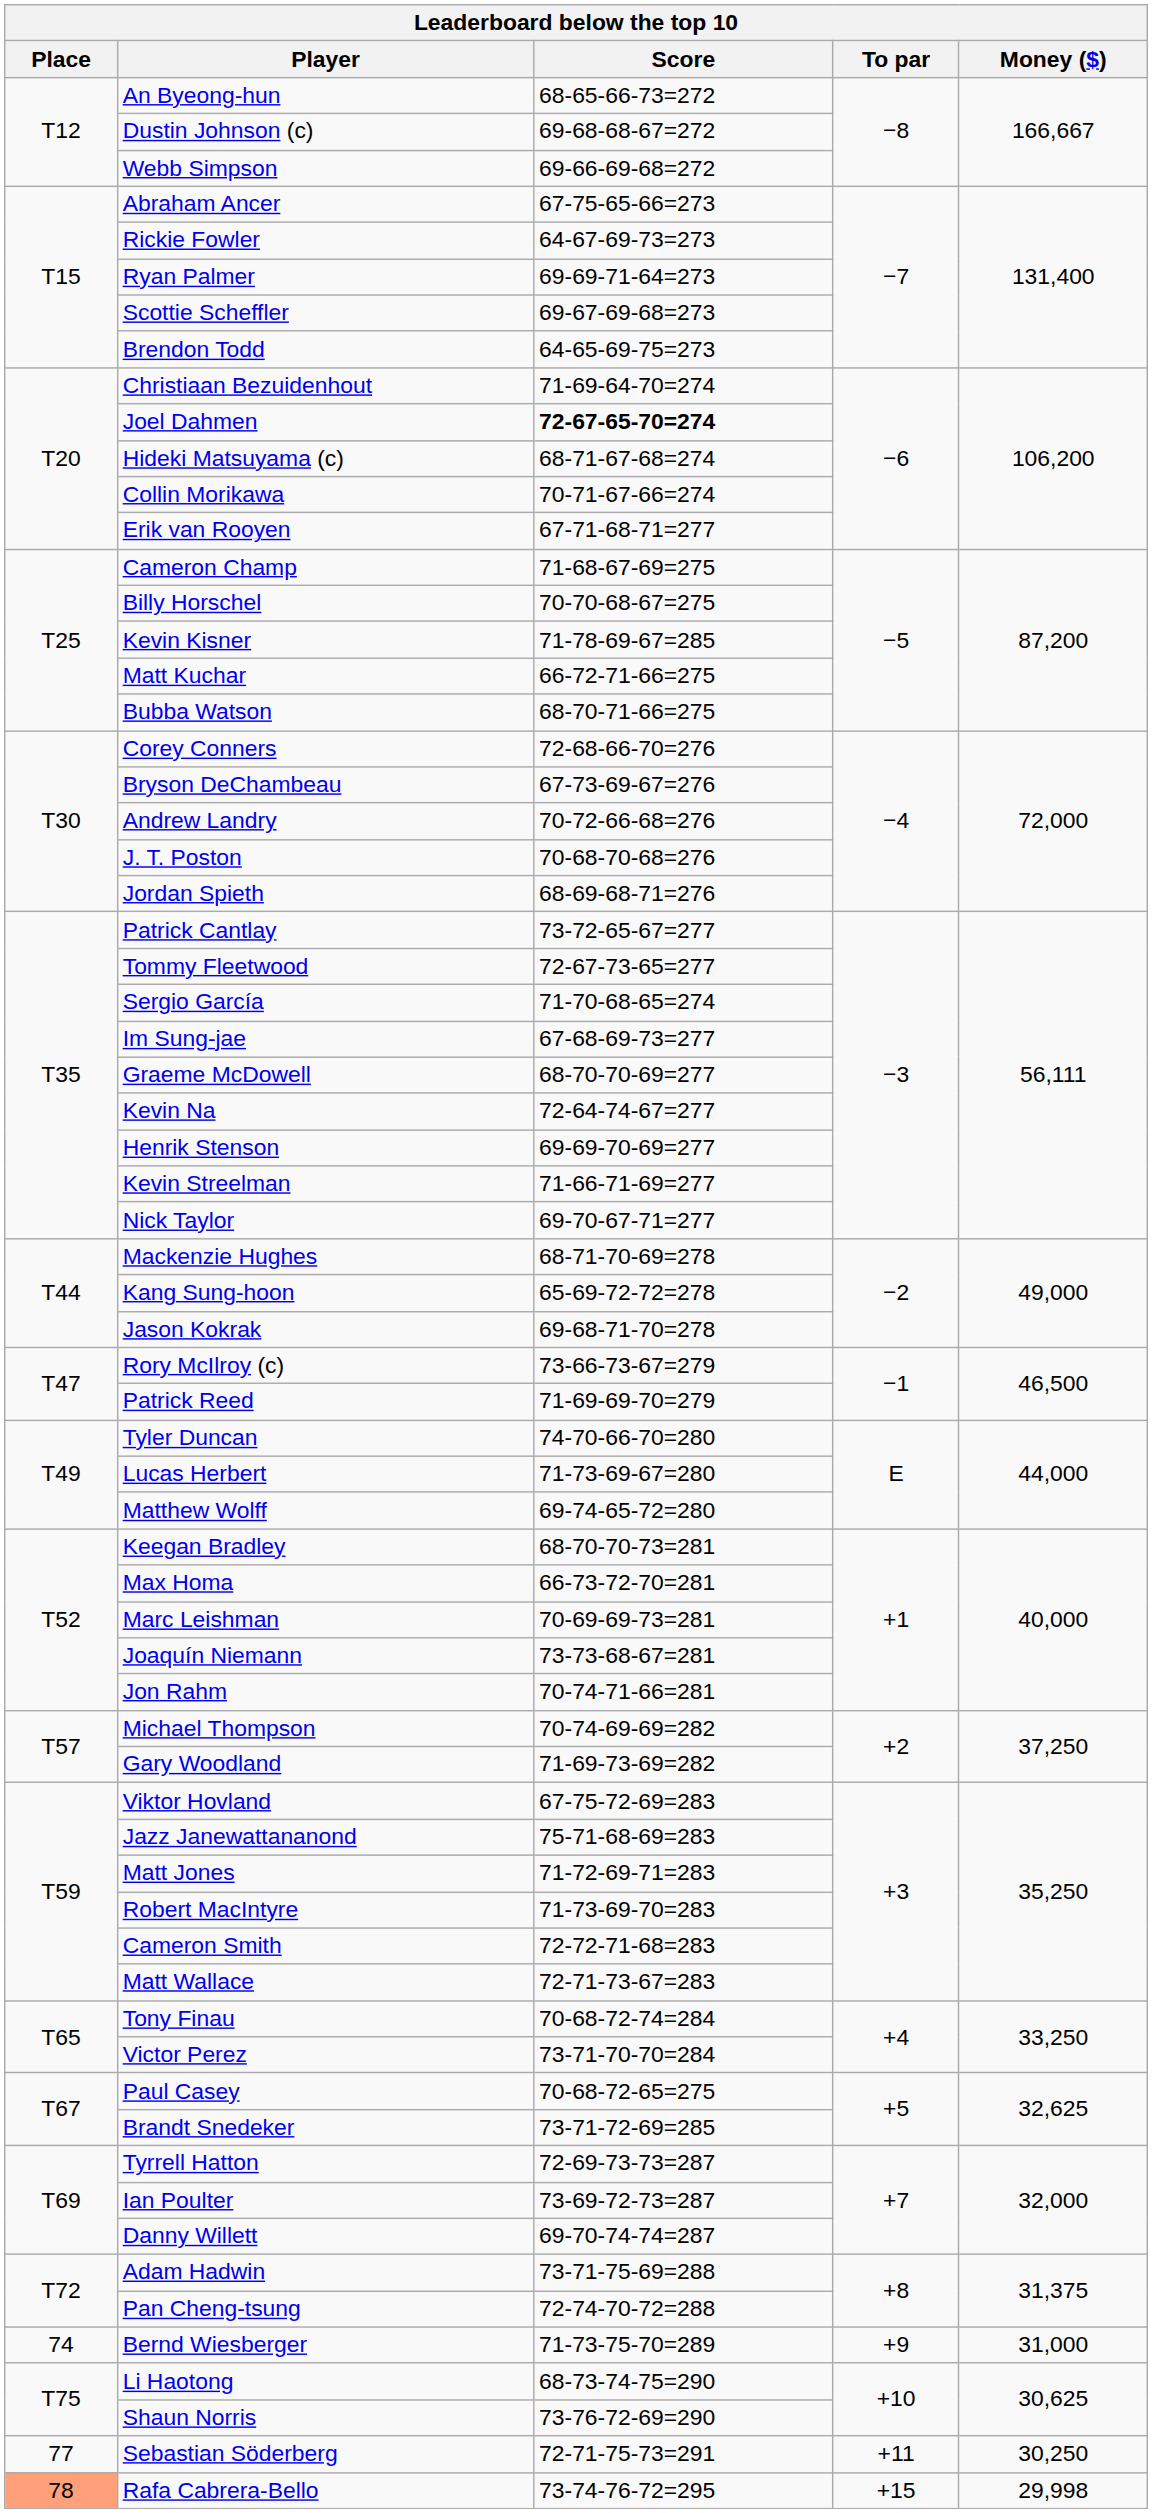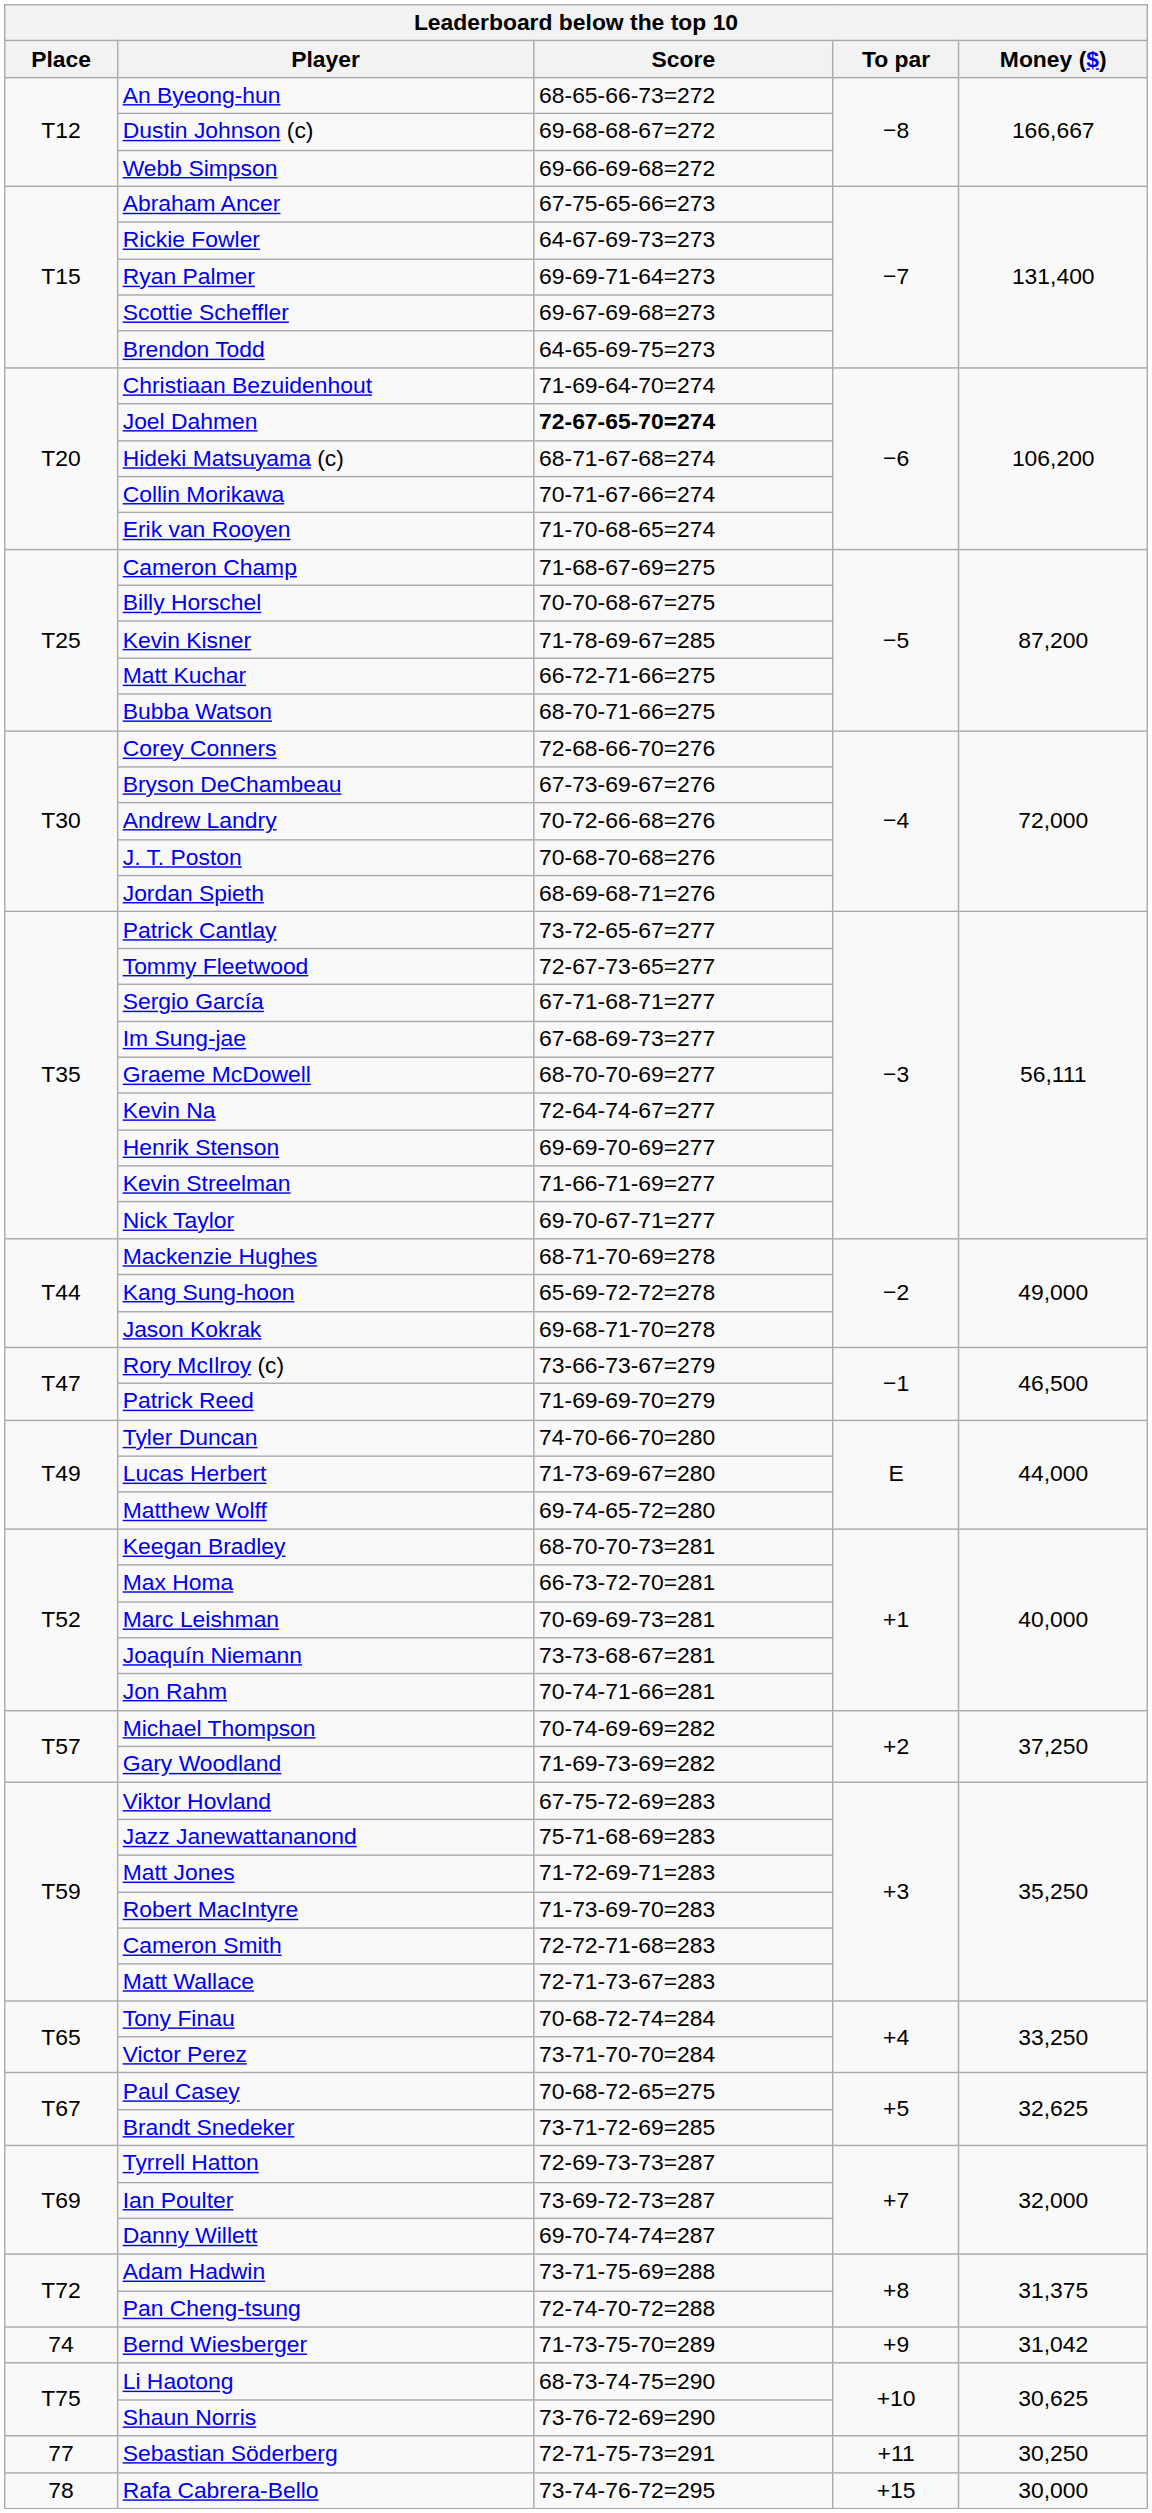(627, 530) 67-71-68-71=277 -> (627, 530) 71-70-68-65=274
(627, 1002) 71-70-68-65=274 -> (627, 1002) 67-71-68-71=277
(1053, 2344) 31,000 -> (1053, 2344) 31,042
(61, 2490) lightsalmon background -> (61, 2490) no background
(1053, 2490) 29,998 -> (1053, 2490) 30,000
